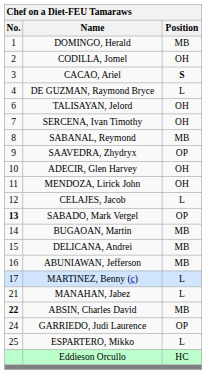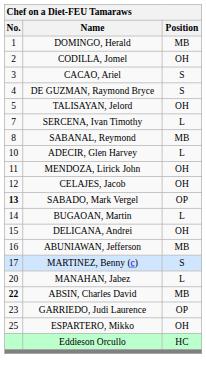(182, 75) bold -> (182, 75) normal
(182, 91) L -> (182, 91) S
(14, 106) 6 -> (14, 106) 5
(182, 122) OH -> (182, 122) L
- row: (92, 153)
(182, 169) OH -> (182, 153) L
(182, 200) L -> (182, 185) OH
(182, 232) MB -> (182, 216) L
(182, 247) MB -> (182, 232) OH
(182, 279) L -> (182, 263) S
(14, 294) 21 -> (14, 279) 20
(14, 326) 24 -> (14, 310) 23
(182, 341) L -> (182, 326) OH
